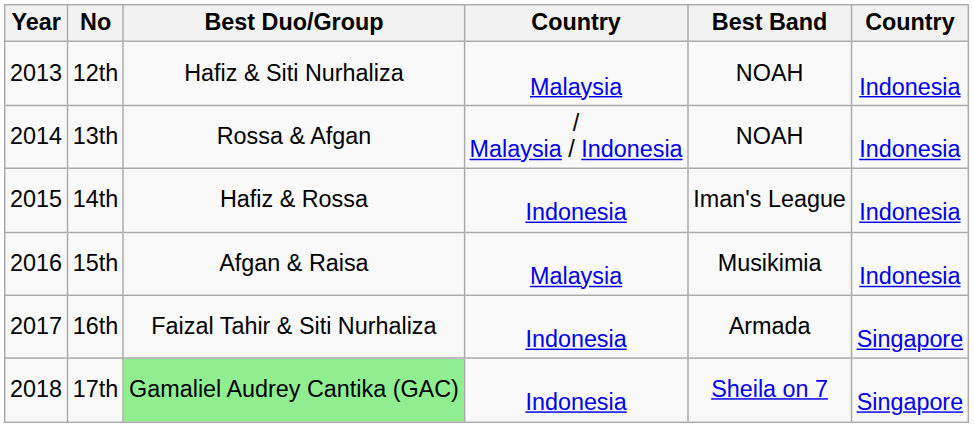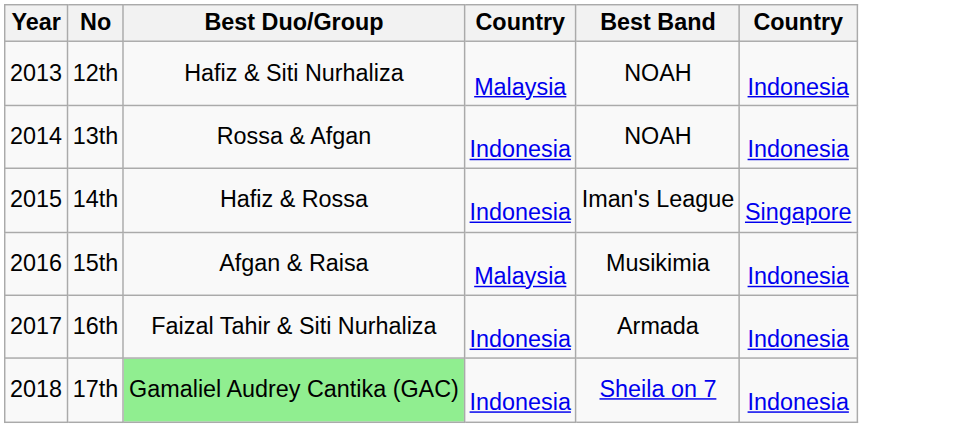(576, 136) / Malaysia / Indonesia -> (520, 149) Indonesia
(910, 213) Indonesia -> (798, 213) Singapore
(910, 339) Singapore -> (798, 339) Indonesia
(910, 402) Singapore -> (798, 402) Indonesia
